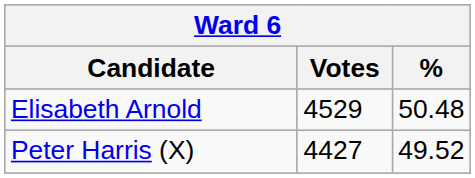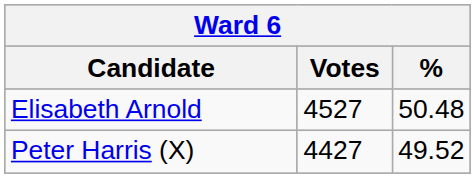(333, 109) 4529 -> (333, 109) 4527
